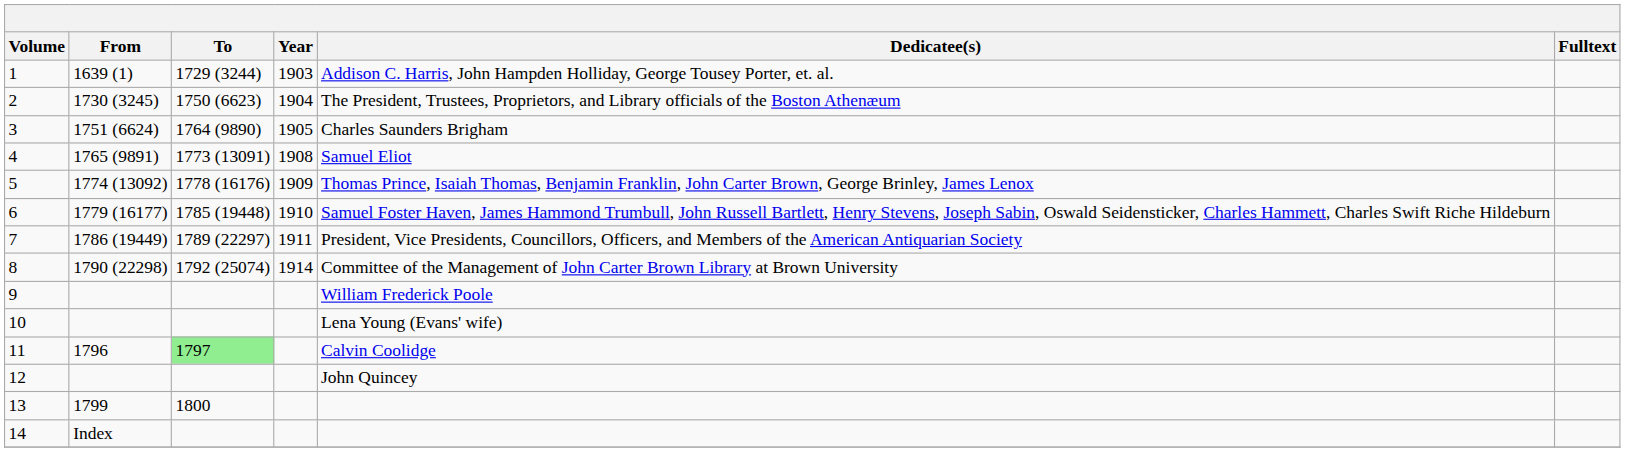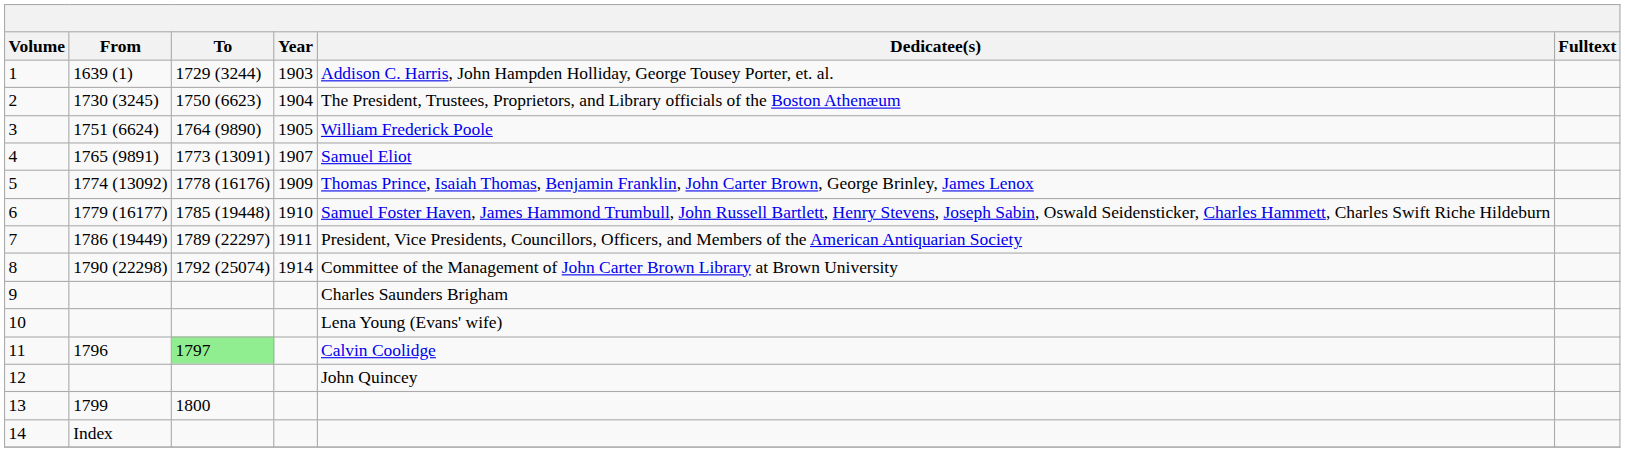(415, 128) Charles Saunders Brigham -> (407, 128) William Frederick Poole
(296, 156) 1908 -> (296, 156) 1907
(407, 294) William Frederick Poole -> (415, 294) Charles Saunders Brigham
